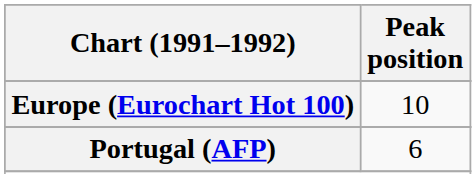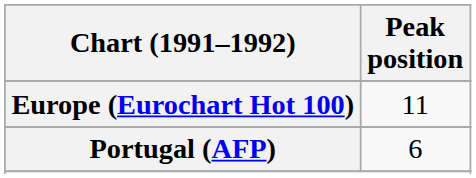(415, 103) 10 -> (415, 103) 11
